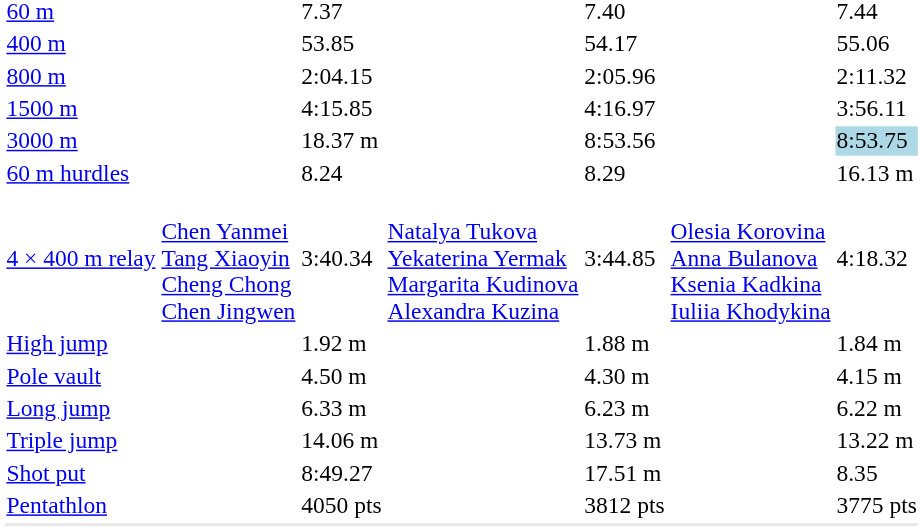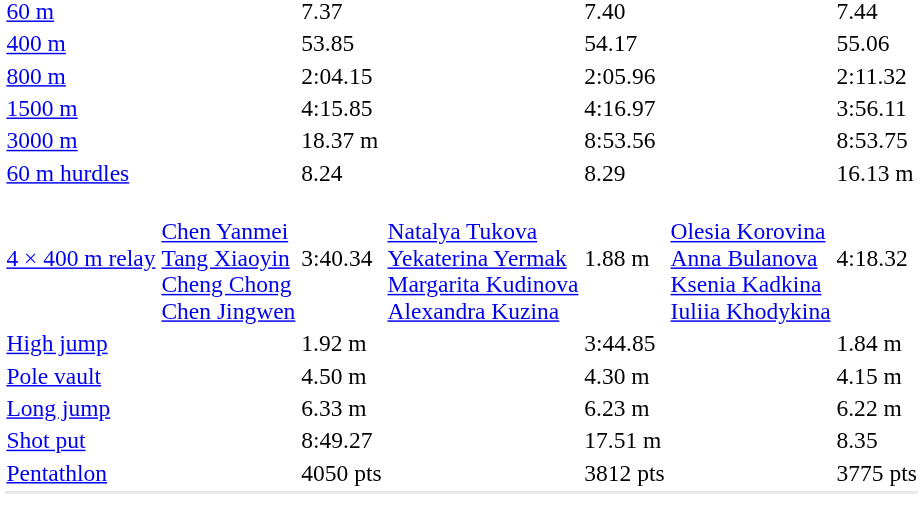(872, 140) lightblue background -> (872, 140) no background
(620, 258) 3:44.85 -> (617, 258) 1.88 m
(617, 343) 1.88 m -> (620, 343) 3:44.85
- row: (62, 440)
